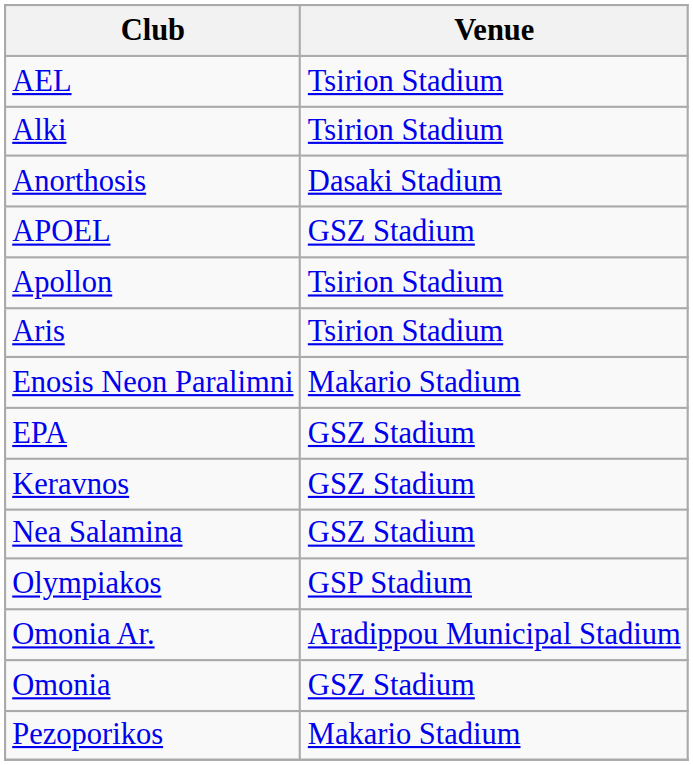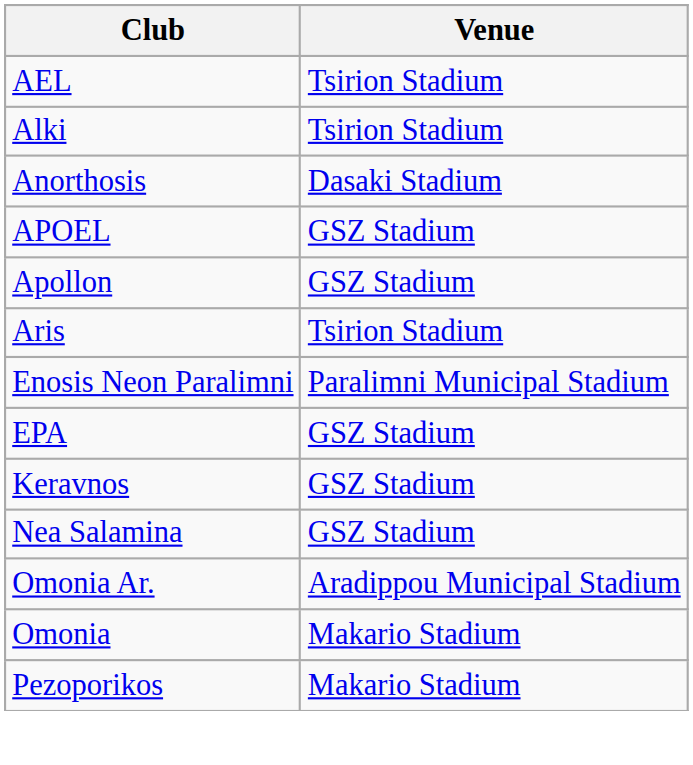(406, 281) Tsirion Stadium -> (391, 281) GSZ Stadium
(414, 382) Makario Stadium -> (488, 382) Paralimni Municipal Stadium
- row: (87, 583)
(391, 684) GSZ Stadium -> (414, 634) Makario Stadium
